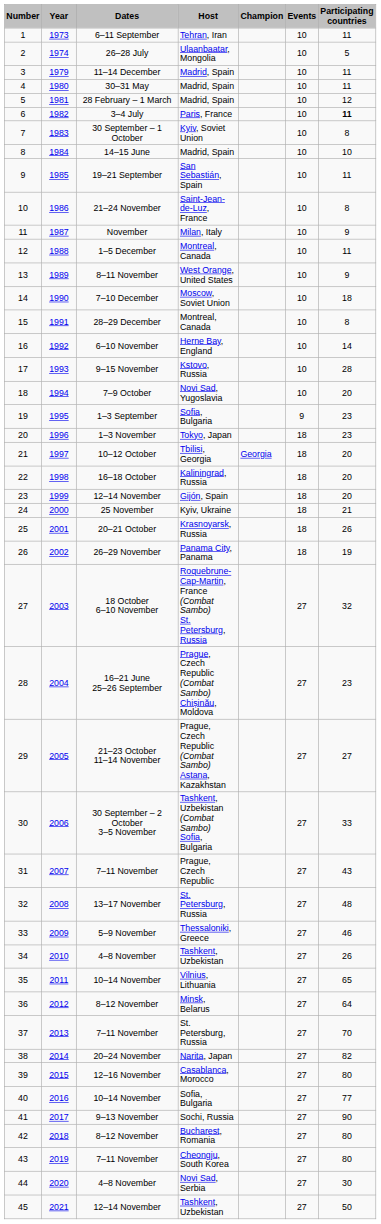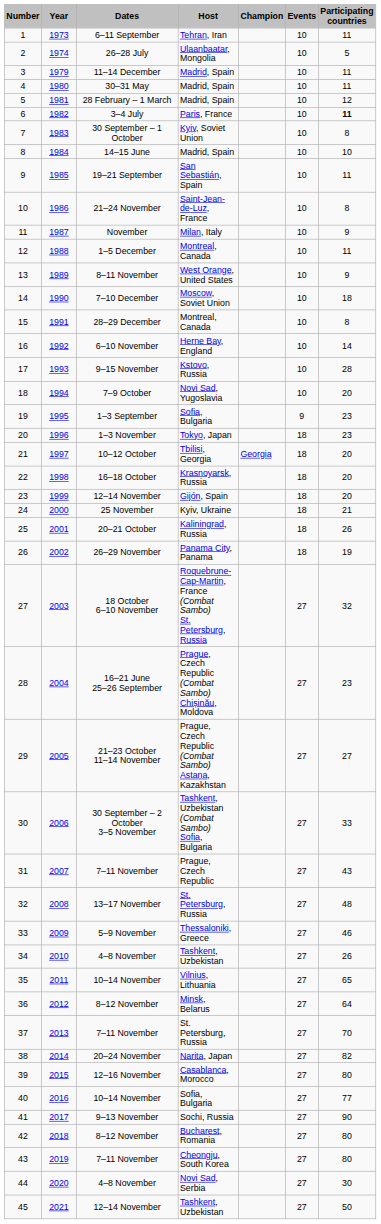(203, 478) Kaliningrad, Russia -> (206, 478) Krasnoyarsk, Russia
(206, 529) Krasnoyarsk, Russia -> (203, 529) Kaliningrad, Russia
